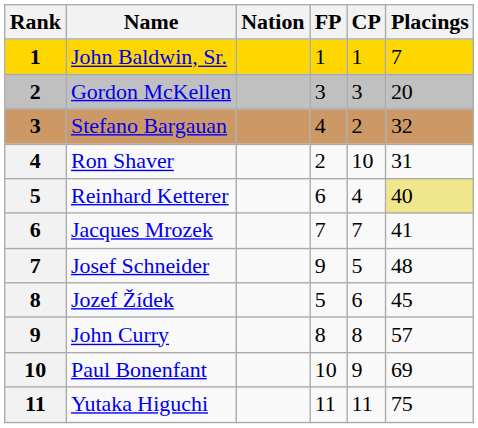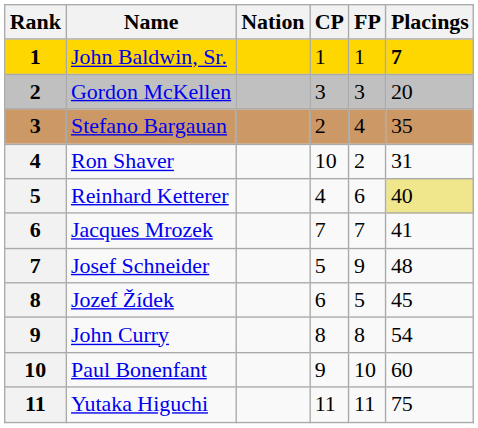columns swapped: (366, 21) <-> (328, 21)
(396, 56) normal -> (396, 56) bold
(402, 126) 32 -> (402, 126) 35
(402, 334) 57 -> (402, 334) 54
(402, 369) 69 -> (402, 369) 60
